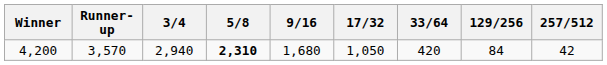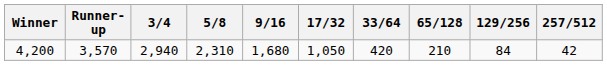+ column: (440, 22)
(238, 50) bold -> (215, 50) normal
